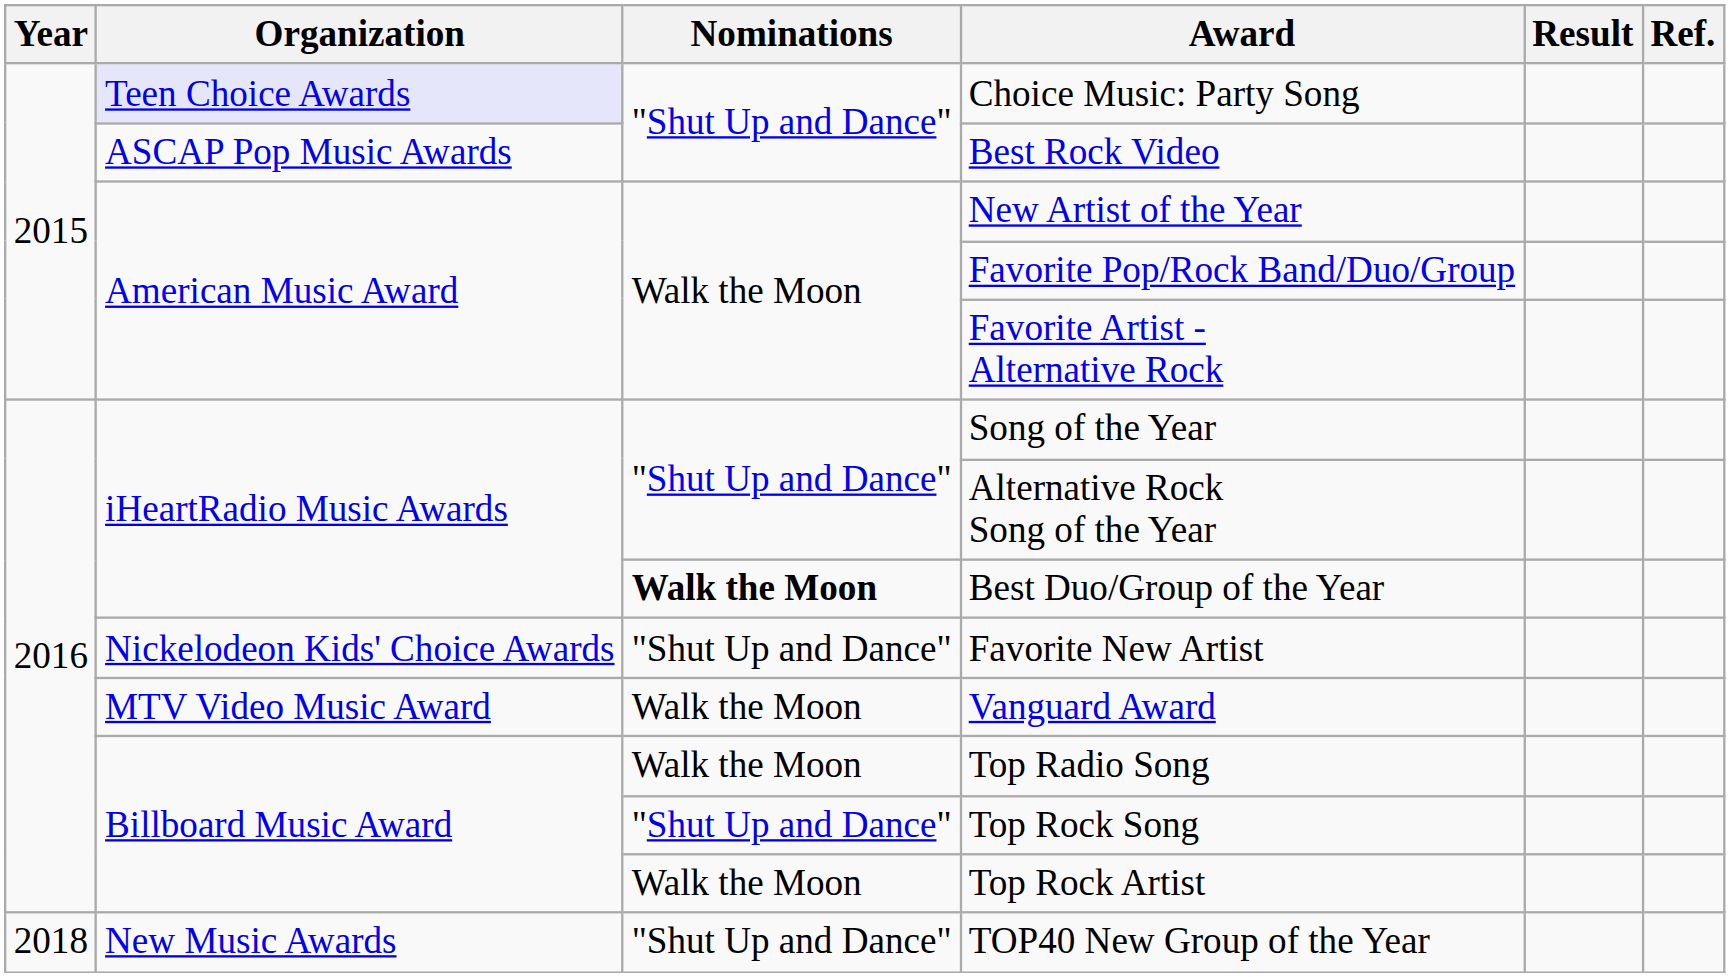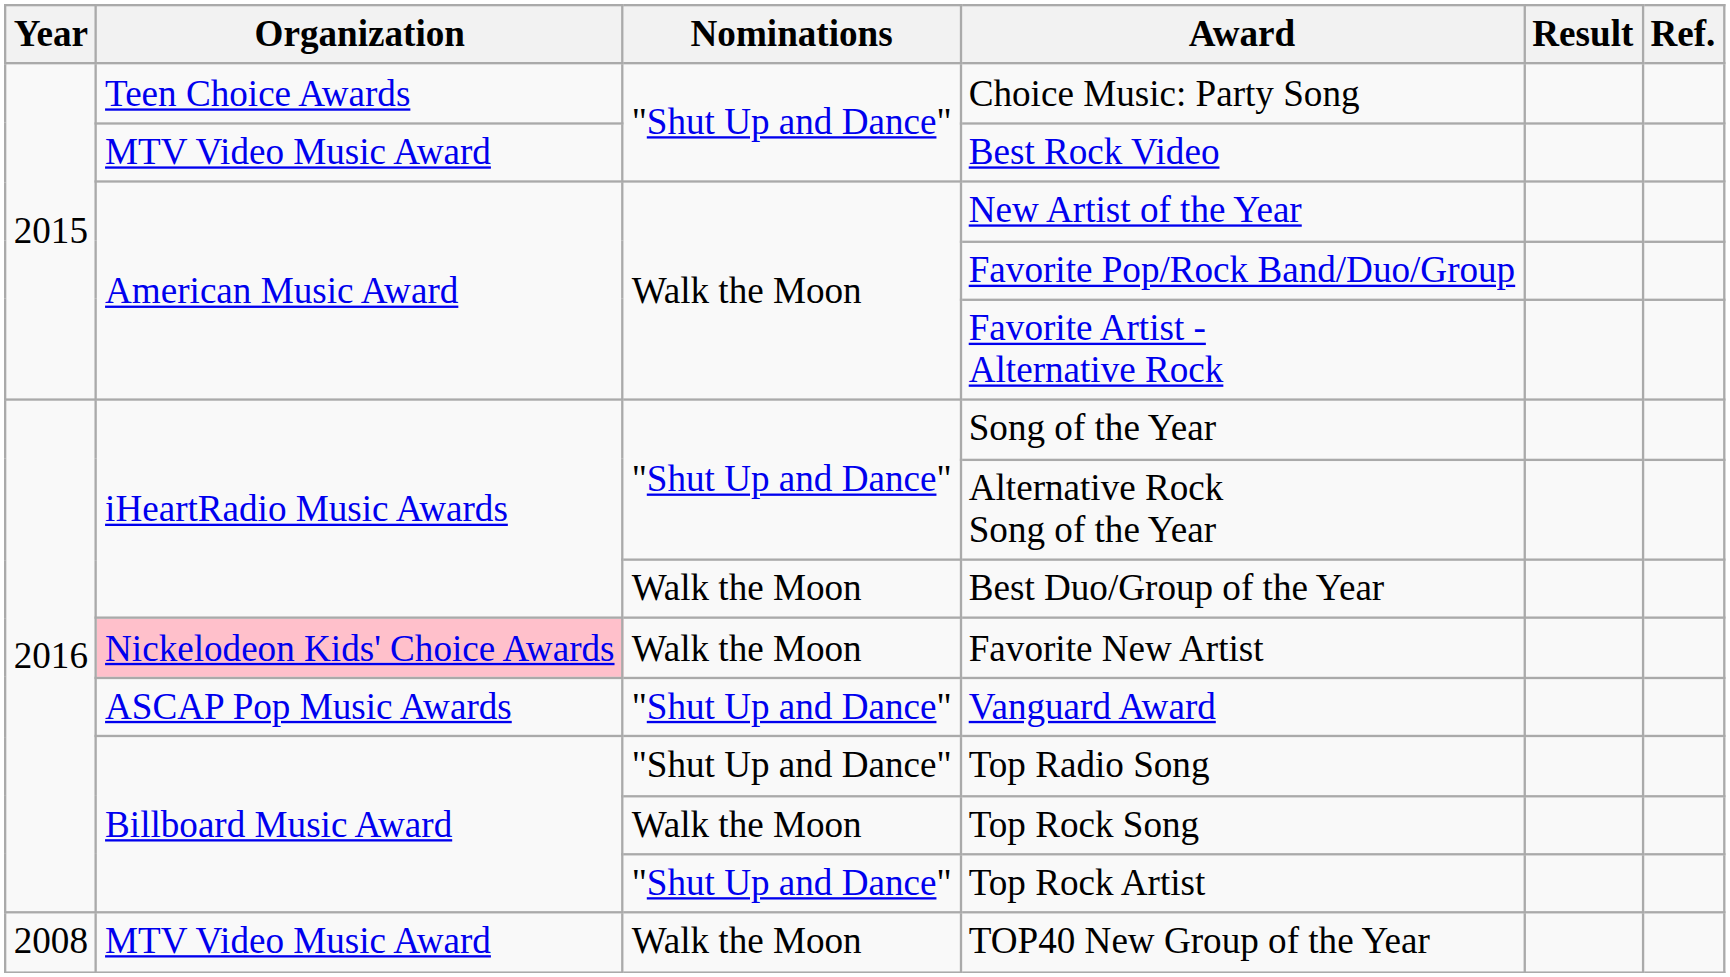(258, 92) lavender background -> (258, 92) no background
(308, 151) ASCAP Pop Music Awards -> (298, 151) MTV Video Music Award
(754, 588) bold -> (747, 588) normal
(360, 647) no background -> (360, 647) pink background
(792, 647) "Shut Up and Dance" -> (747, 647) Walk the Moon
(298, 706) MTV Video Music Award -> (308, 706) ASCAP Pop Music Awards
(747, 706) Walk the Moon -> (792, 706) "Shut Up and Dance"
(747, 765) Walk the Moon -> (792, 765) "Shut Up and Dance"
(792, 823) "Shut Up and Dance" -> (747, 823) Walk the Moon
(747, 882) Walk the Moon -> (792, 882) "Shut Up and Dance"
(51, 941) 2018 -> (51, 941) 2008
(251, 941) New Music Awards -> (298, 941) MTV Video Music Award
(792, 941) "Shut Up and Dance" -> (747, 941) Walk the Moon
